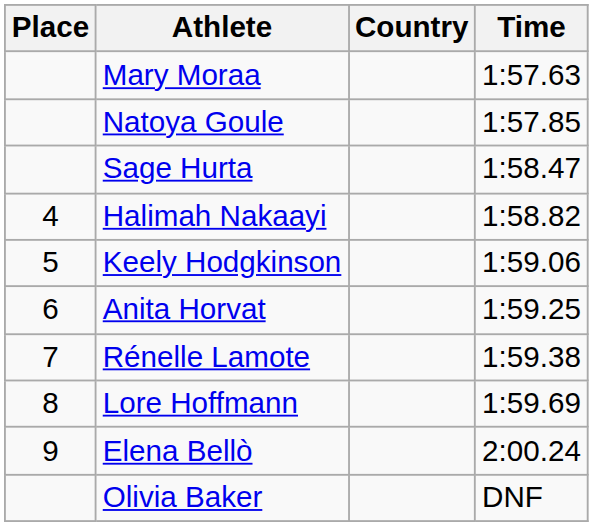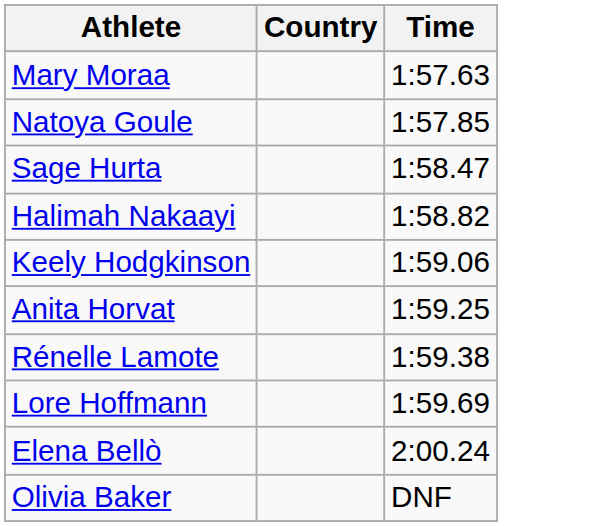- column: (50, 27)
